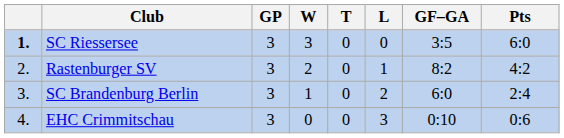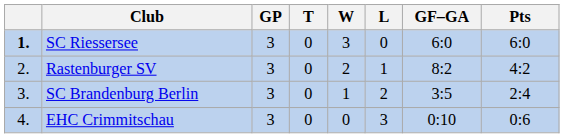columns swapped: (308, 17) <-> (346, 17)
(442, 42) 3:5 -> (442, 42) 6:0
(442, 94) 6:0 -> (442, 94) 3:5
